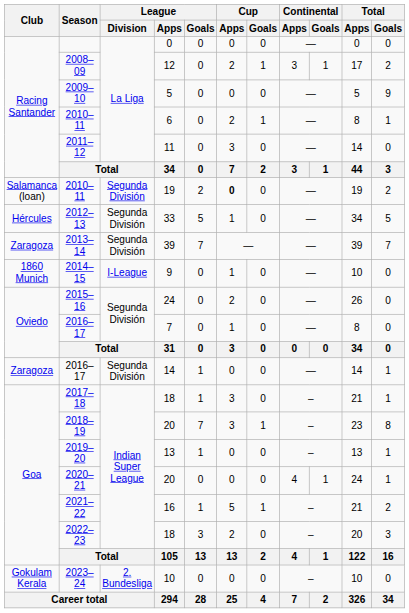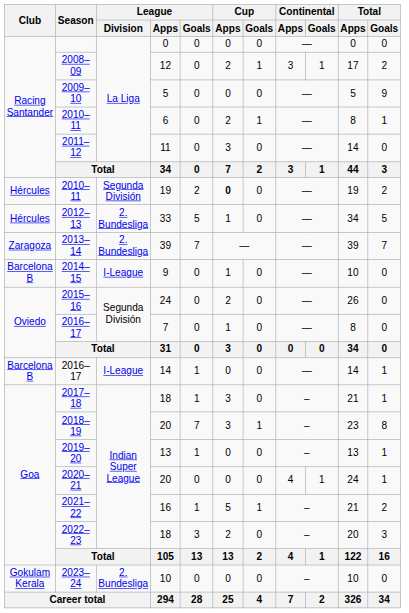(32, 191) Salamanca (loan) -> (30, 191) Hércules
(127, 218) Segunda División -> (123, 218) 2. Bundesliga
(127, 246) Segunda División -> (123, 246) 2. Bundesliga
(32, 273) 1860 Munich -> (30, 273) Barcelona B
(32, 371) Zaragoza -> (30, 371) Barcelona B
(127, 371) Segunda División -> (123, 371) I-League
